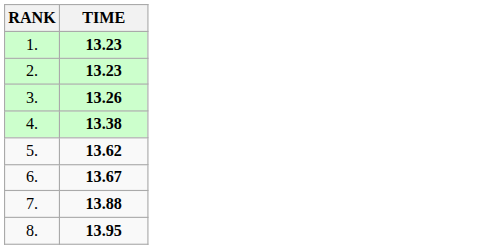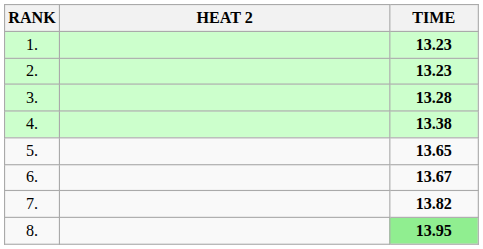+ column: (225, 18)
(104, 97) 13.26 -> (434, 97) 13.28
(104, 151) 13.62 -> (434, 151) 13.65
(104, 204) 13.88 -> (434, 204) 13.82
(104, 230) no background -> (434, 230) lightgreen background
